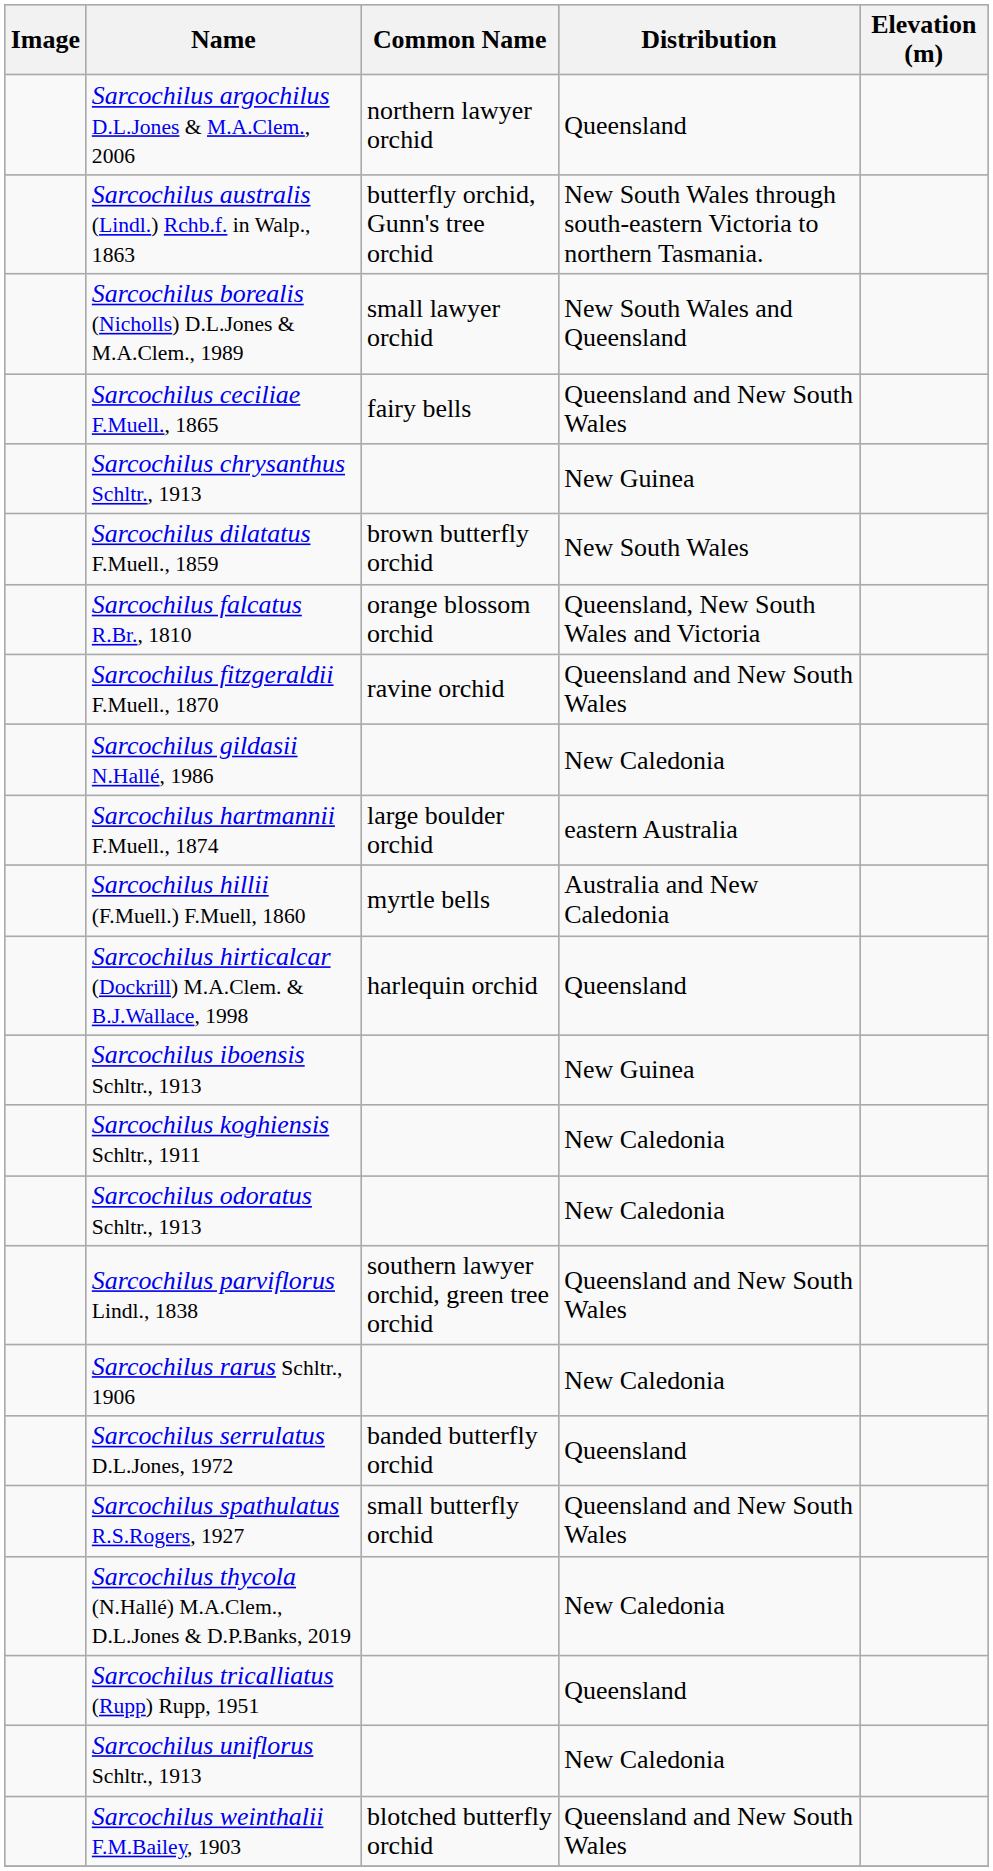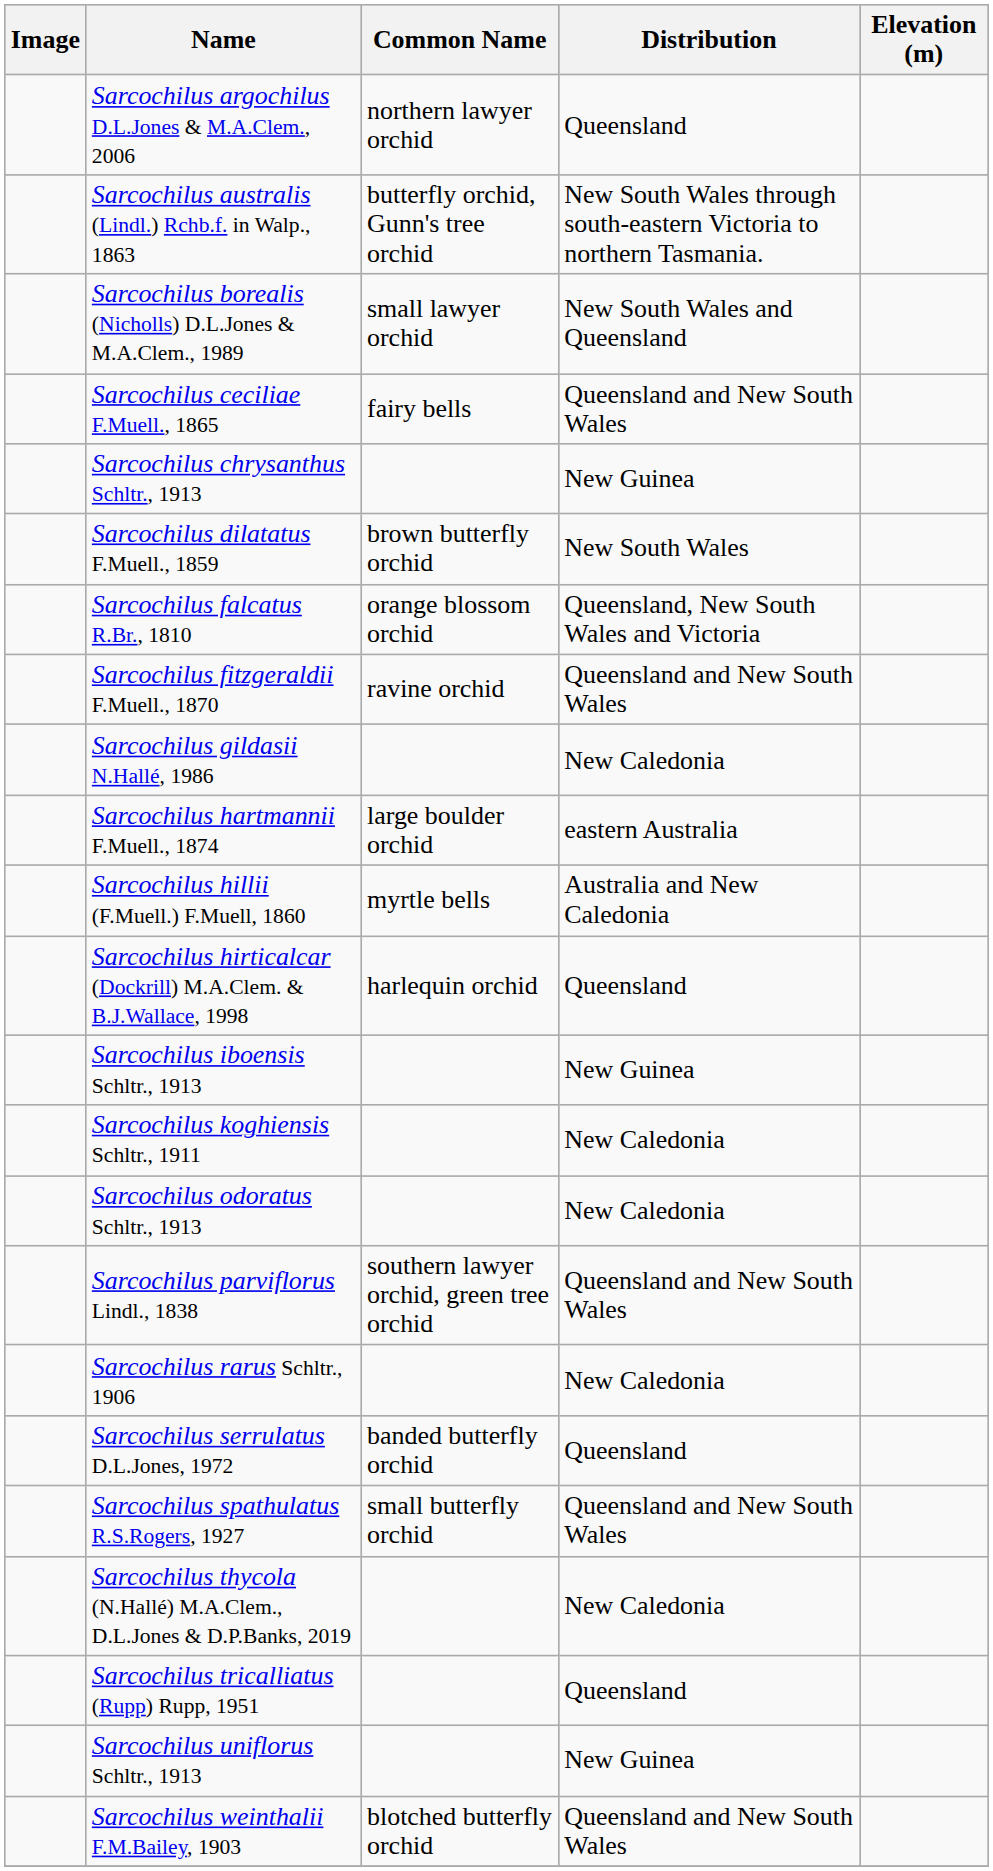(644, 1760) New Caledonia -> (629, 1760) New Guinea
